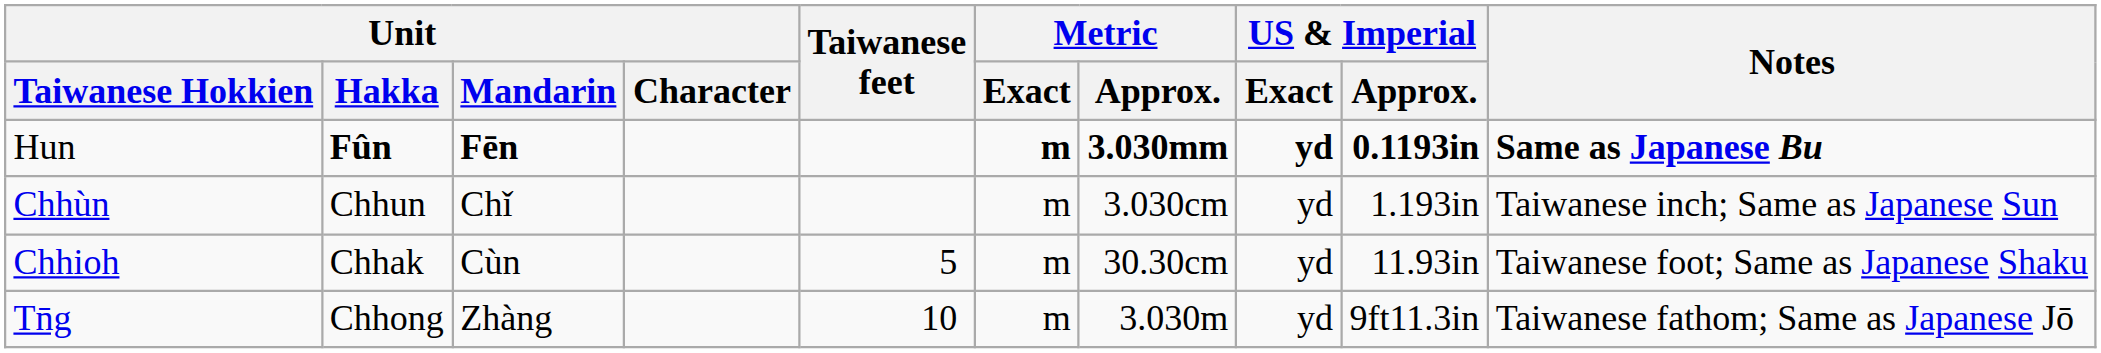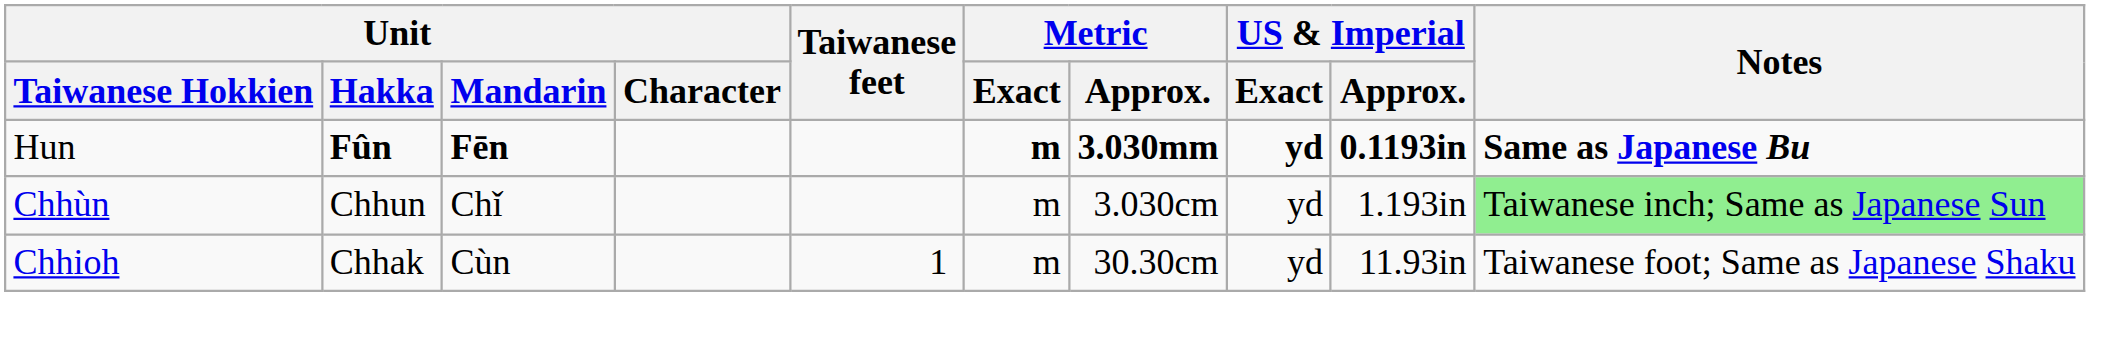(1777, 204) no background -> (1764, 204) lightgreen background
(953, 261) 5 -> (943, 261) 1
- row: (42, 318)
